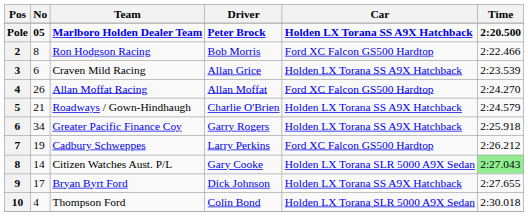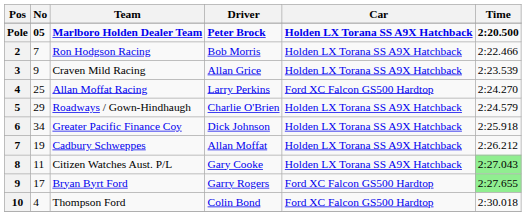(36, 51) 8 -> (36, 51) 7
(359, 51) Ford XC Falcon GS500 Hardtop -> (373, 51) Holden LX Torana SS A9X Hatchback
(36, 70) 6 -> (36, 70) 9
(39, 89) 26 -> (39, 89) 25
(237, 89) Allan Moffat -> (239, 89) Larry Perkins
(39, 108) 21 -> (39, 108) 29
(238, 126) Garry Rogers -> (239, 126) Dick Johnson
(239, 145) Larry Perkins -> (237, 145) Allan Moffat
(359, 145) Ford XC Falcon GS500 Hardtop -> (373, 145) Holden LX Torana SS A9X Hatchback
(39, 164) 14 -> (39, 164) 11
(380, 164) Holden LX Torana SLR 5000 A9X Sedan -> (373, 164) Holden LX Torana SS A9X Hatchback
(239, 183) Dick Johnson -> (238, 183) Garry Rogers
(373, 183) Holden LX Torana SS A9X Hatchback -> (359, 183) Ford XC Falcon GS500 Hardtop
(500, 183) no background -> (498, 183) lightgreen background
(380, 202) Holden LX Torana SLR 5000 A9X Sedan -> (359, 202) Ford XC Falcon GS500 Hardtop
